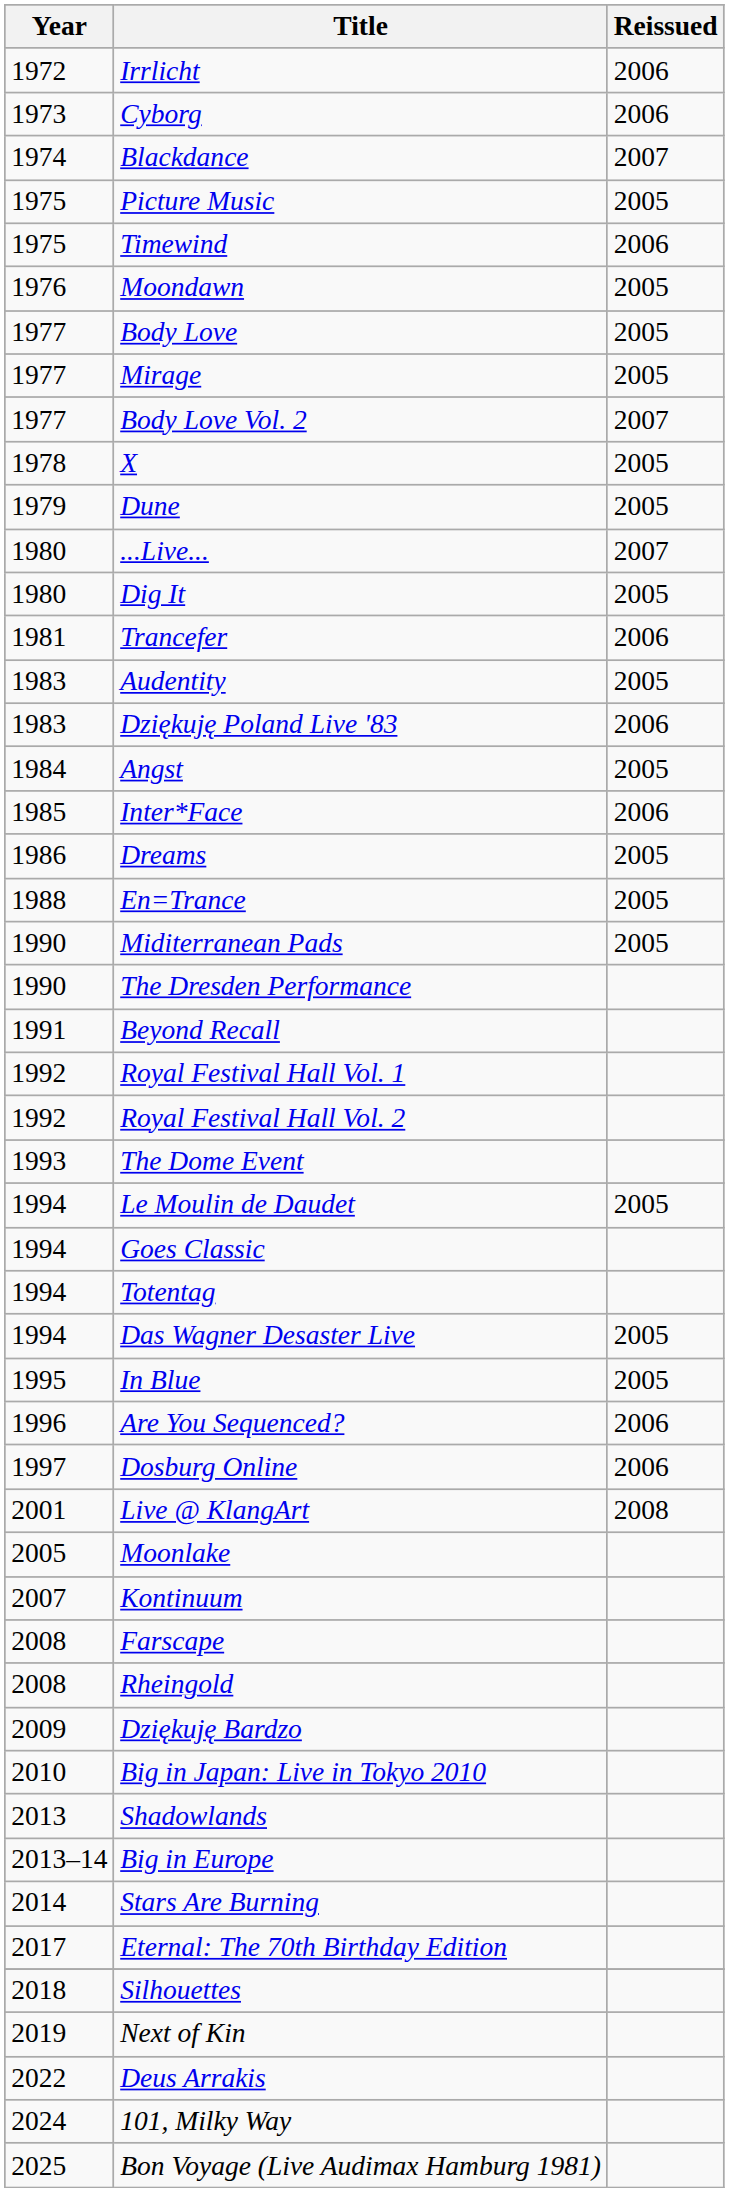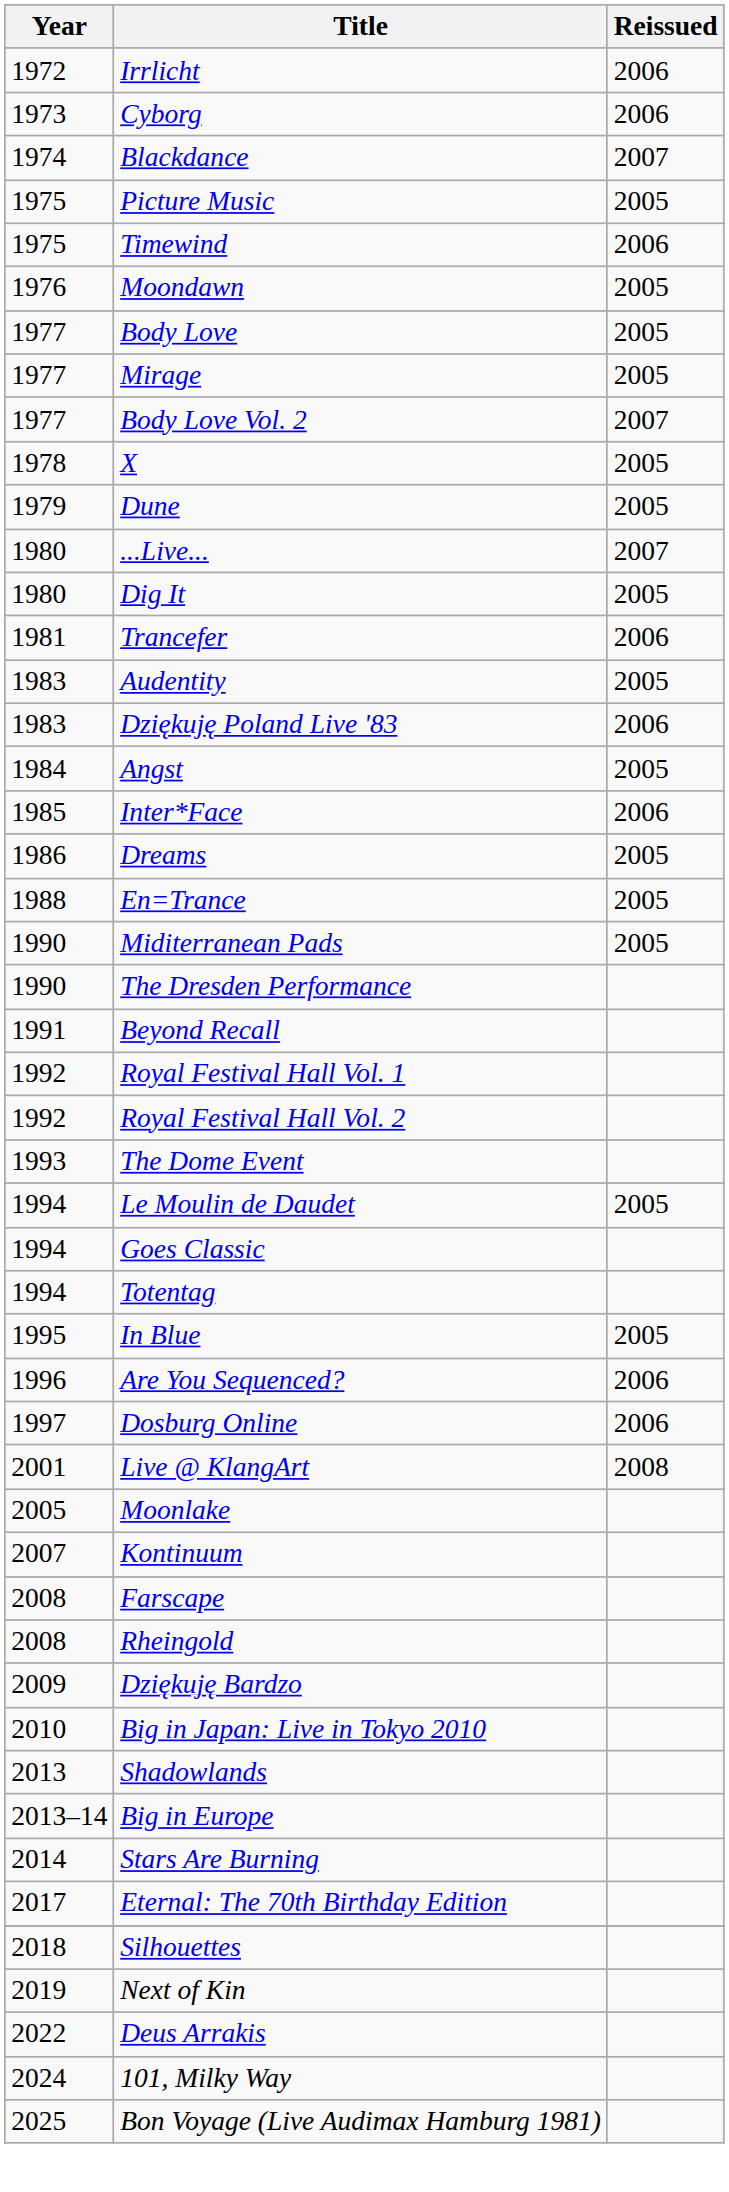- row: (268, 1335)
